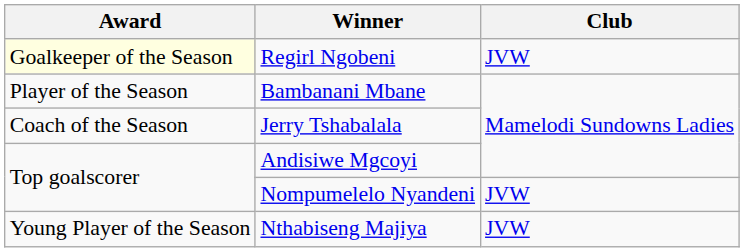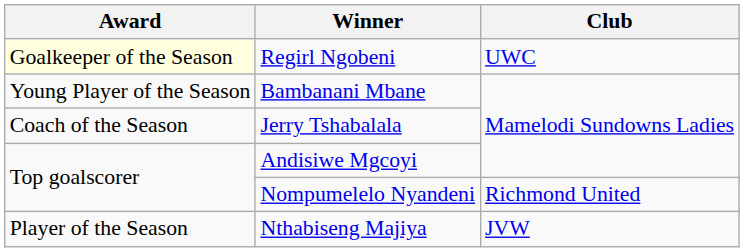(507, 56) JVW -> (510, 56) UWC
(99, 90) Player of the Season -> (130, 90) Young Player of the Season
(507, 194) JVW -> (563, 194) Richmond United
(130, 228) Young Player of the Season -> (99, 228) Player of the Season
